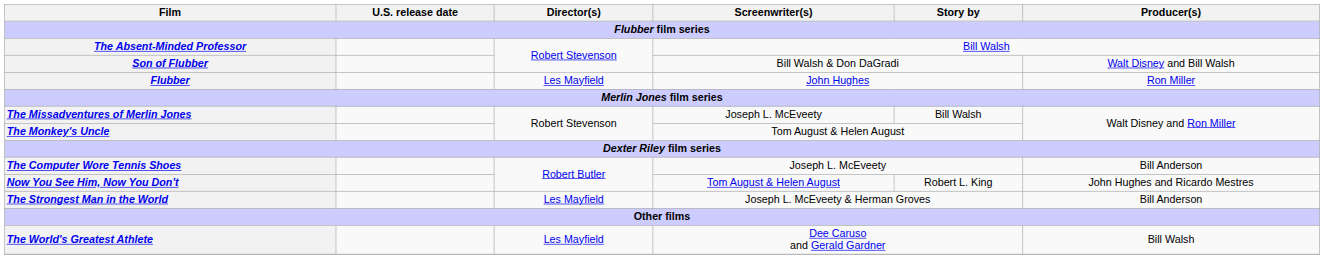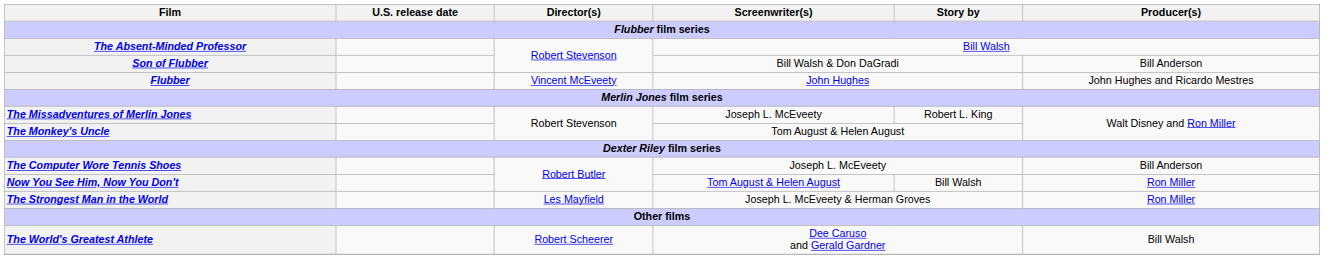(1171, 64) Walt Disney and Bill Walsh -> (1171, 64) Bill Anderson
(574, 81) Les Mayfield -> (574, 81) Vincent McEveety
(1171, 81) Ron Miller -> (1171, 81) John Hughes and Ricardo Mestres
(958, 115) Bill Walsh -> (958, 115) Robert L. King
(958, 183) Robert L. King -> (958, 183) Bill Walsh
(1171, 183) John Hughes and Ricardo Mestres -> (1171, 183) Ron Miller
(1171, 200) Bill Anderson -> (1171, 200) Ron Miller
(574, 240) Les Mayfield -> (574, 240) Robert Scheerer
